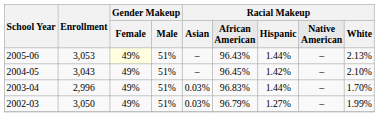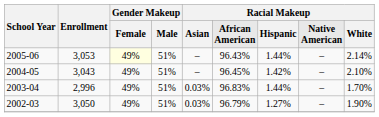(359, 56) 2.13% -> (359, 56) 2.14%
(359, 104) 1.99% -> (359, 104) 1.90%
